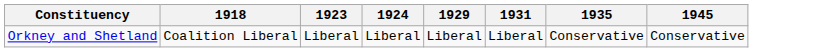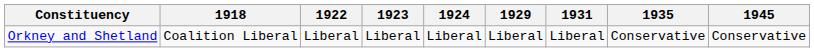+ column: (331, 15)
